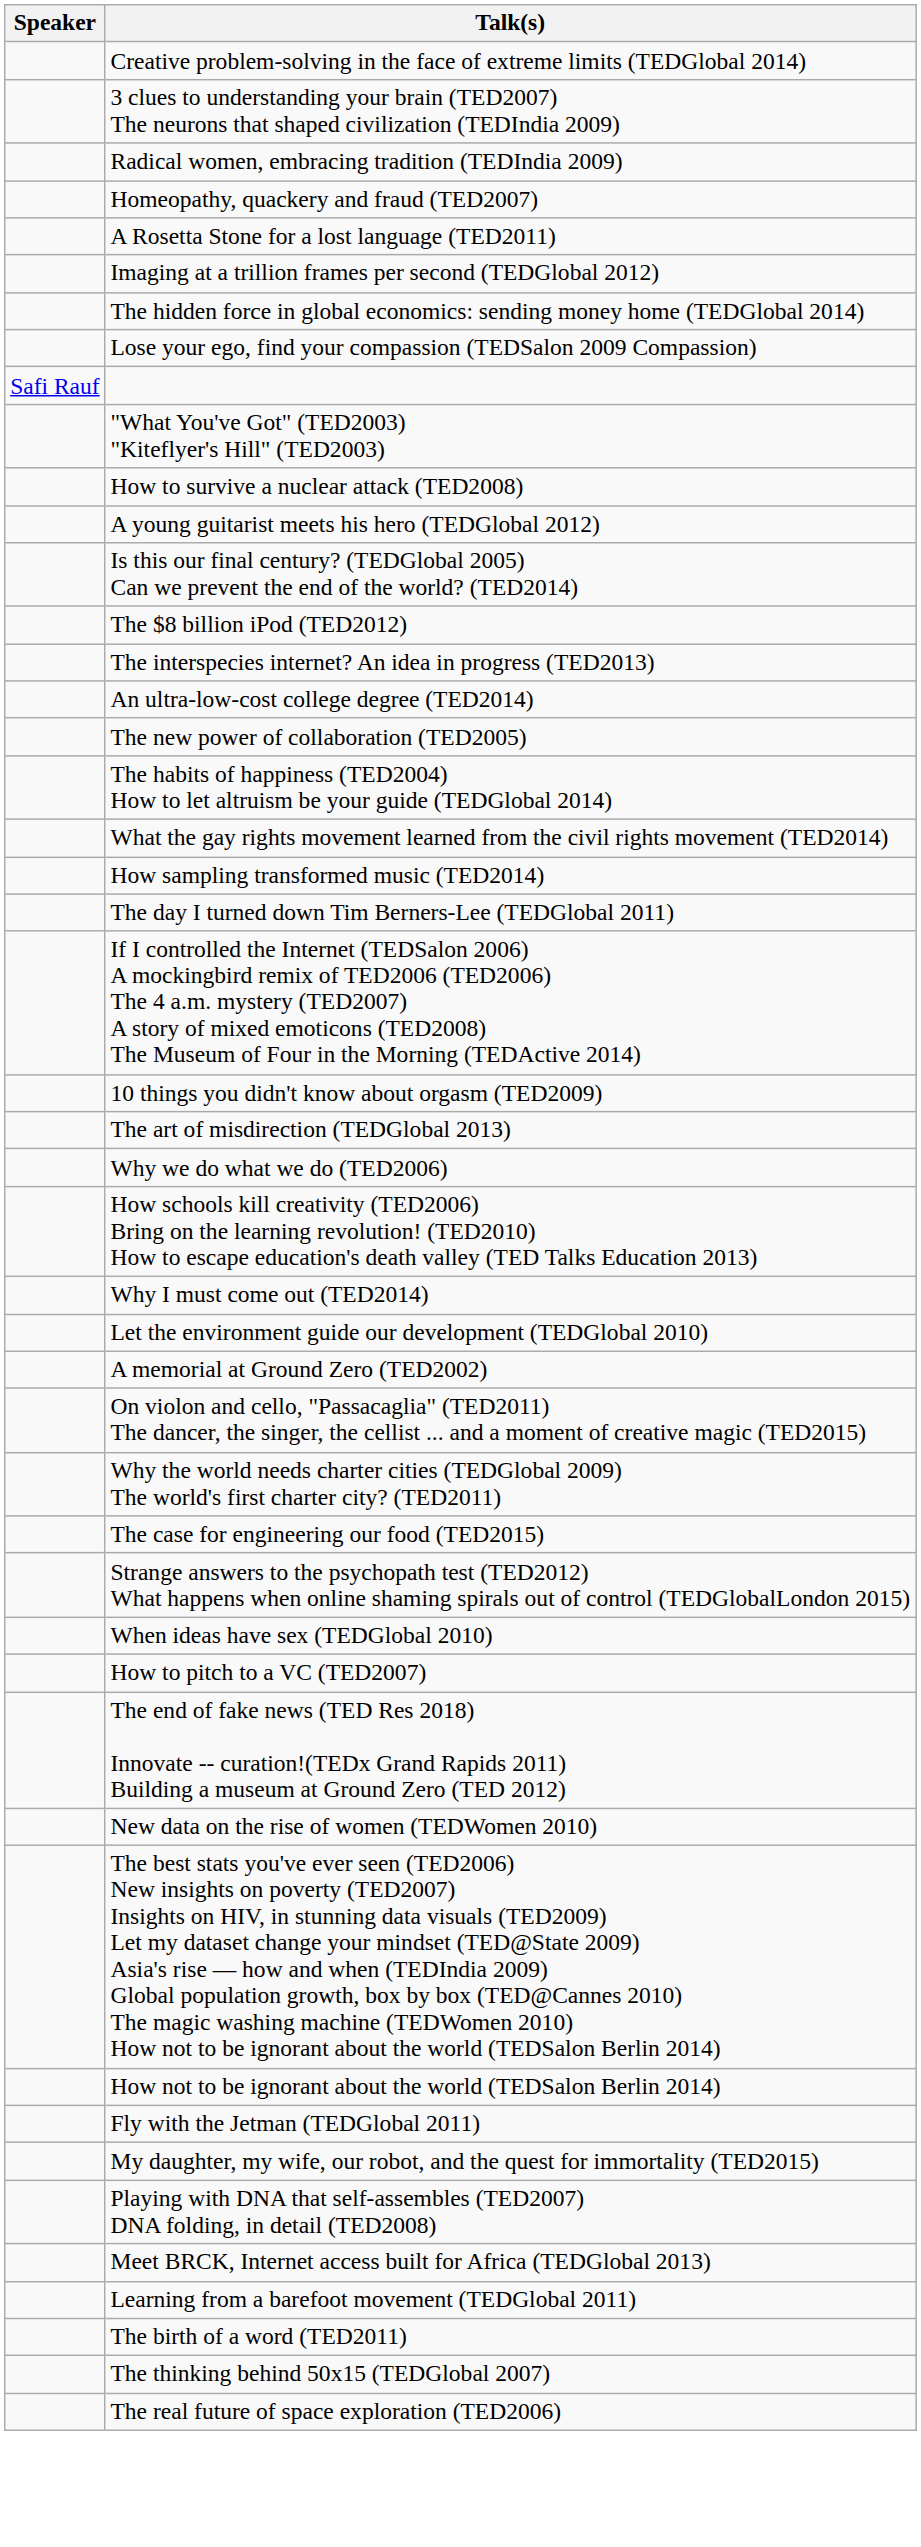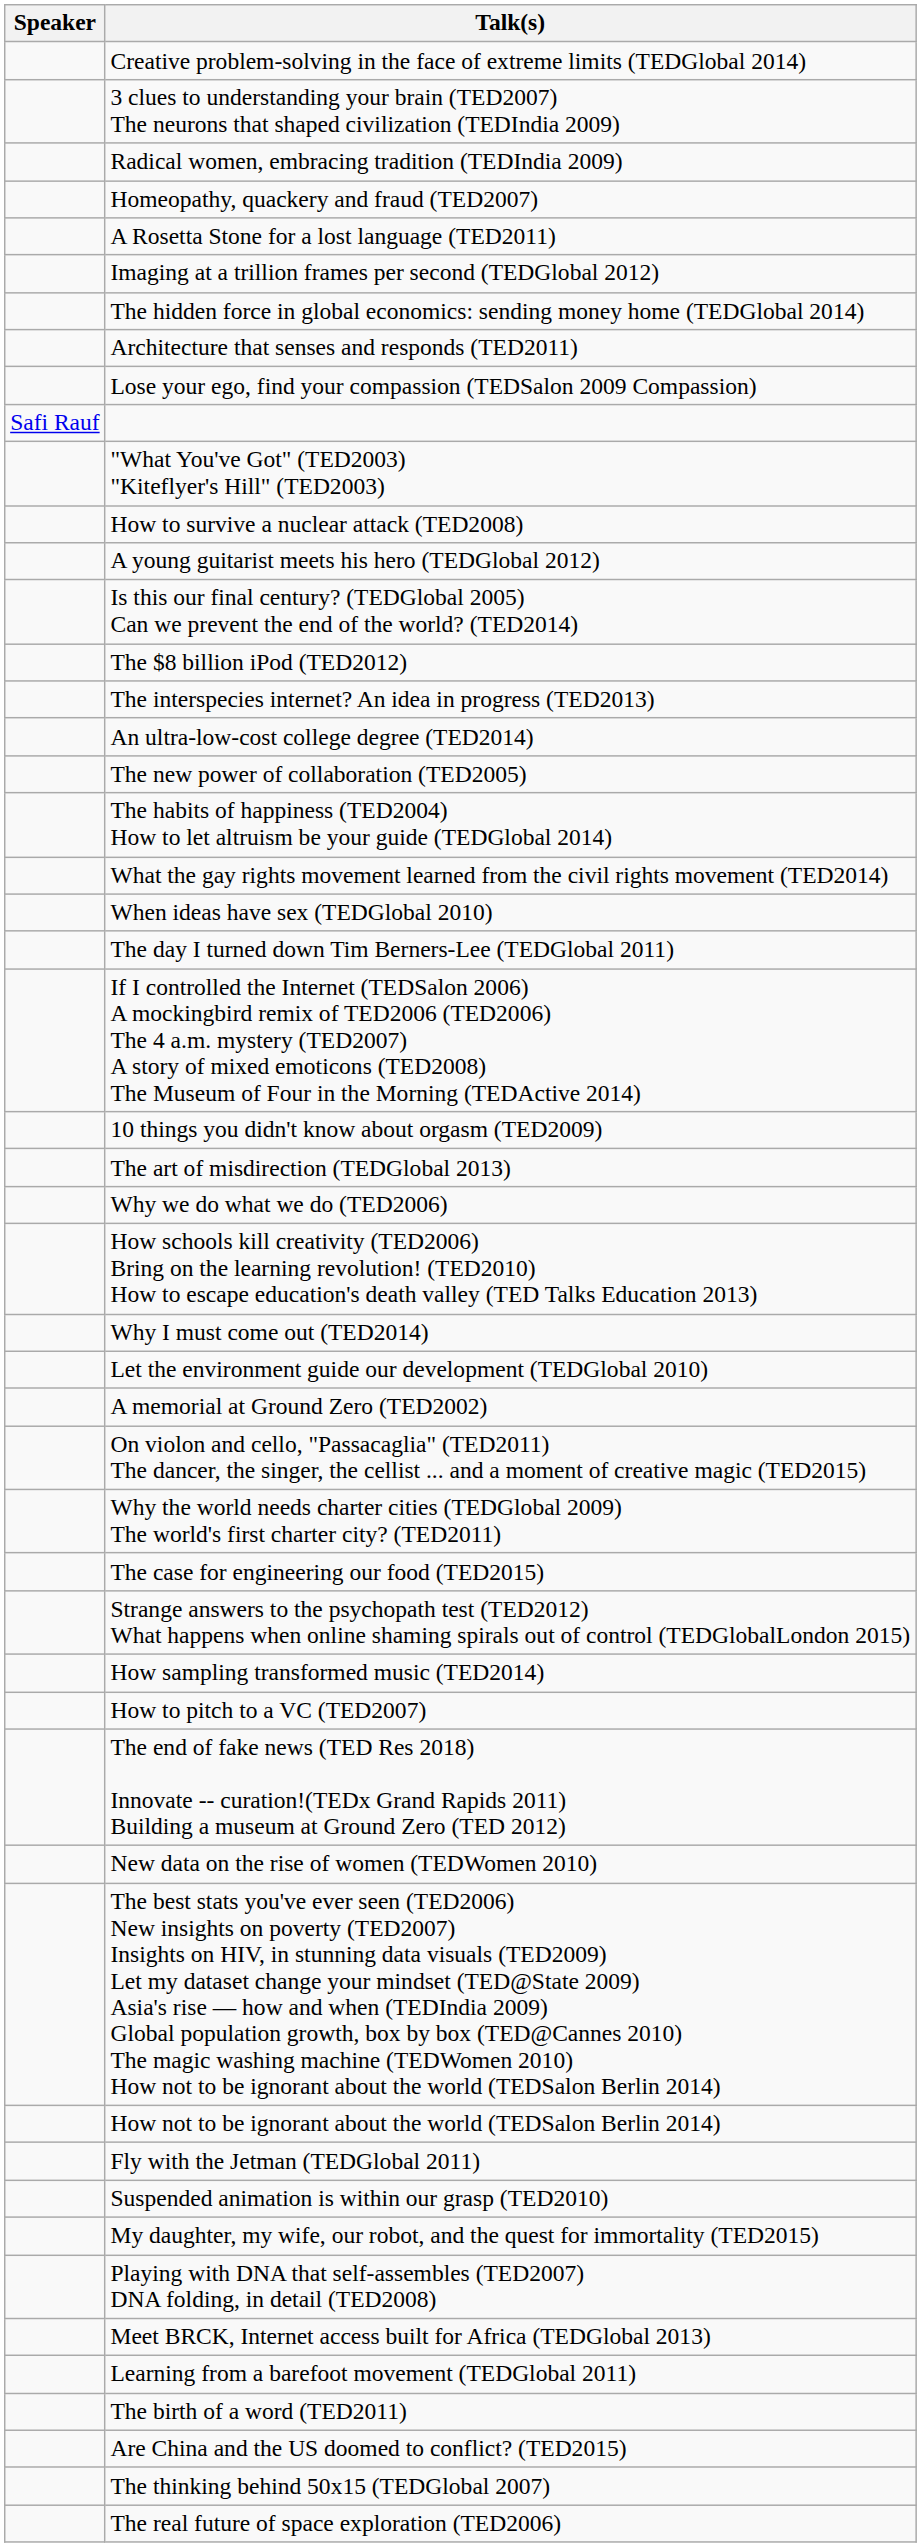+ row: (344, 348)
rows swapped: (302, 1635) <-> (327, 875)
+ row: (359, 2198)
+ row: (368, 2448)
